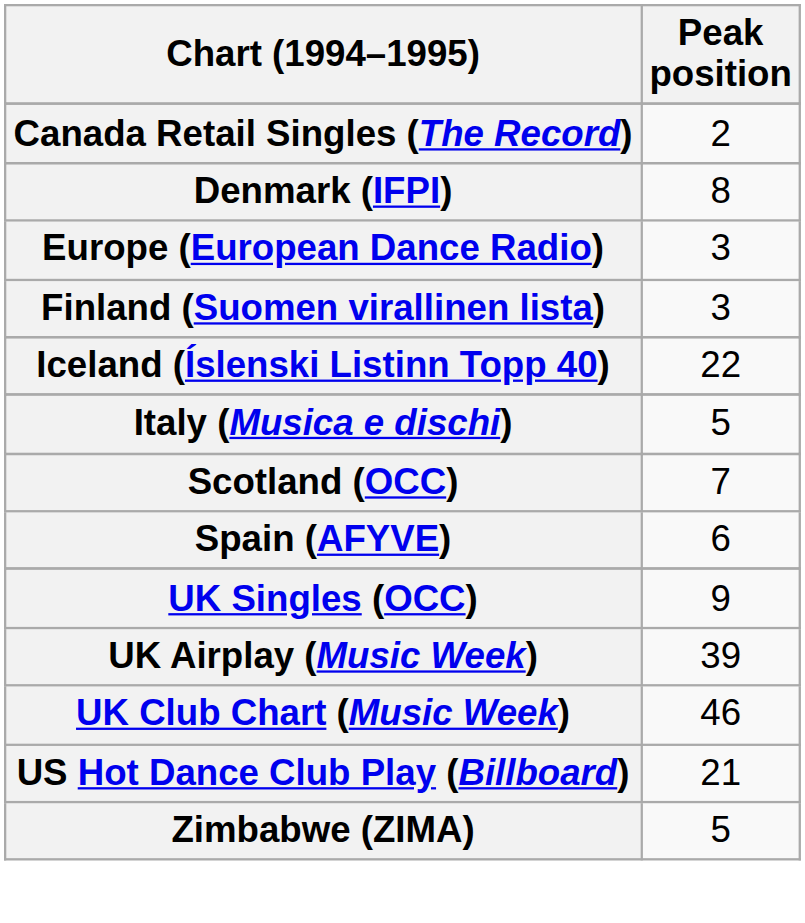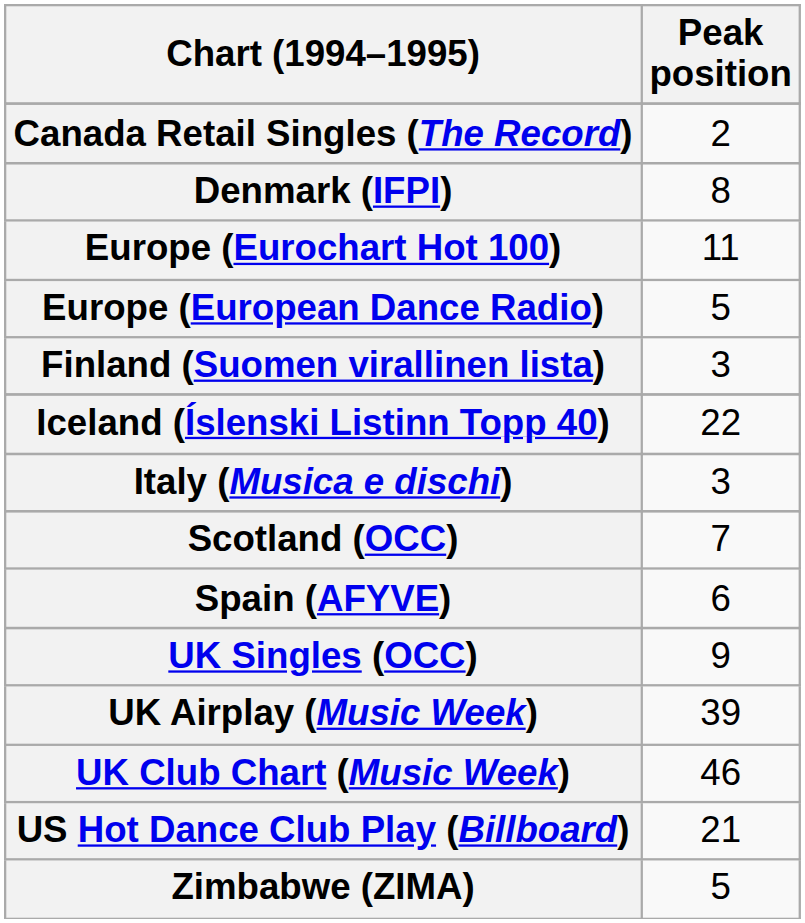+ row: (323, 249)
(721, 249) 3 -> (721, 307) 5
(721, 423) 5 -> (721, 481) 3
